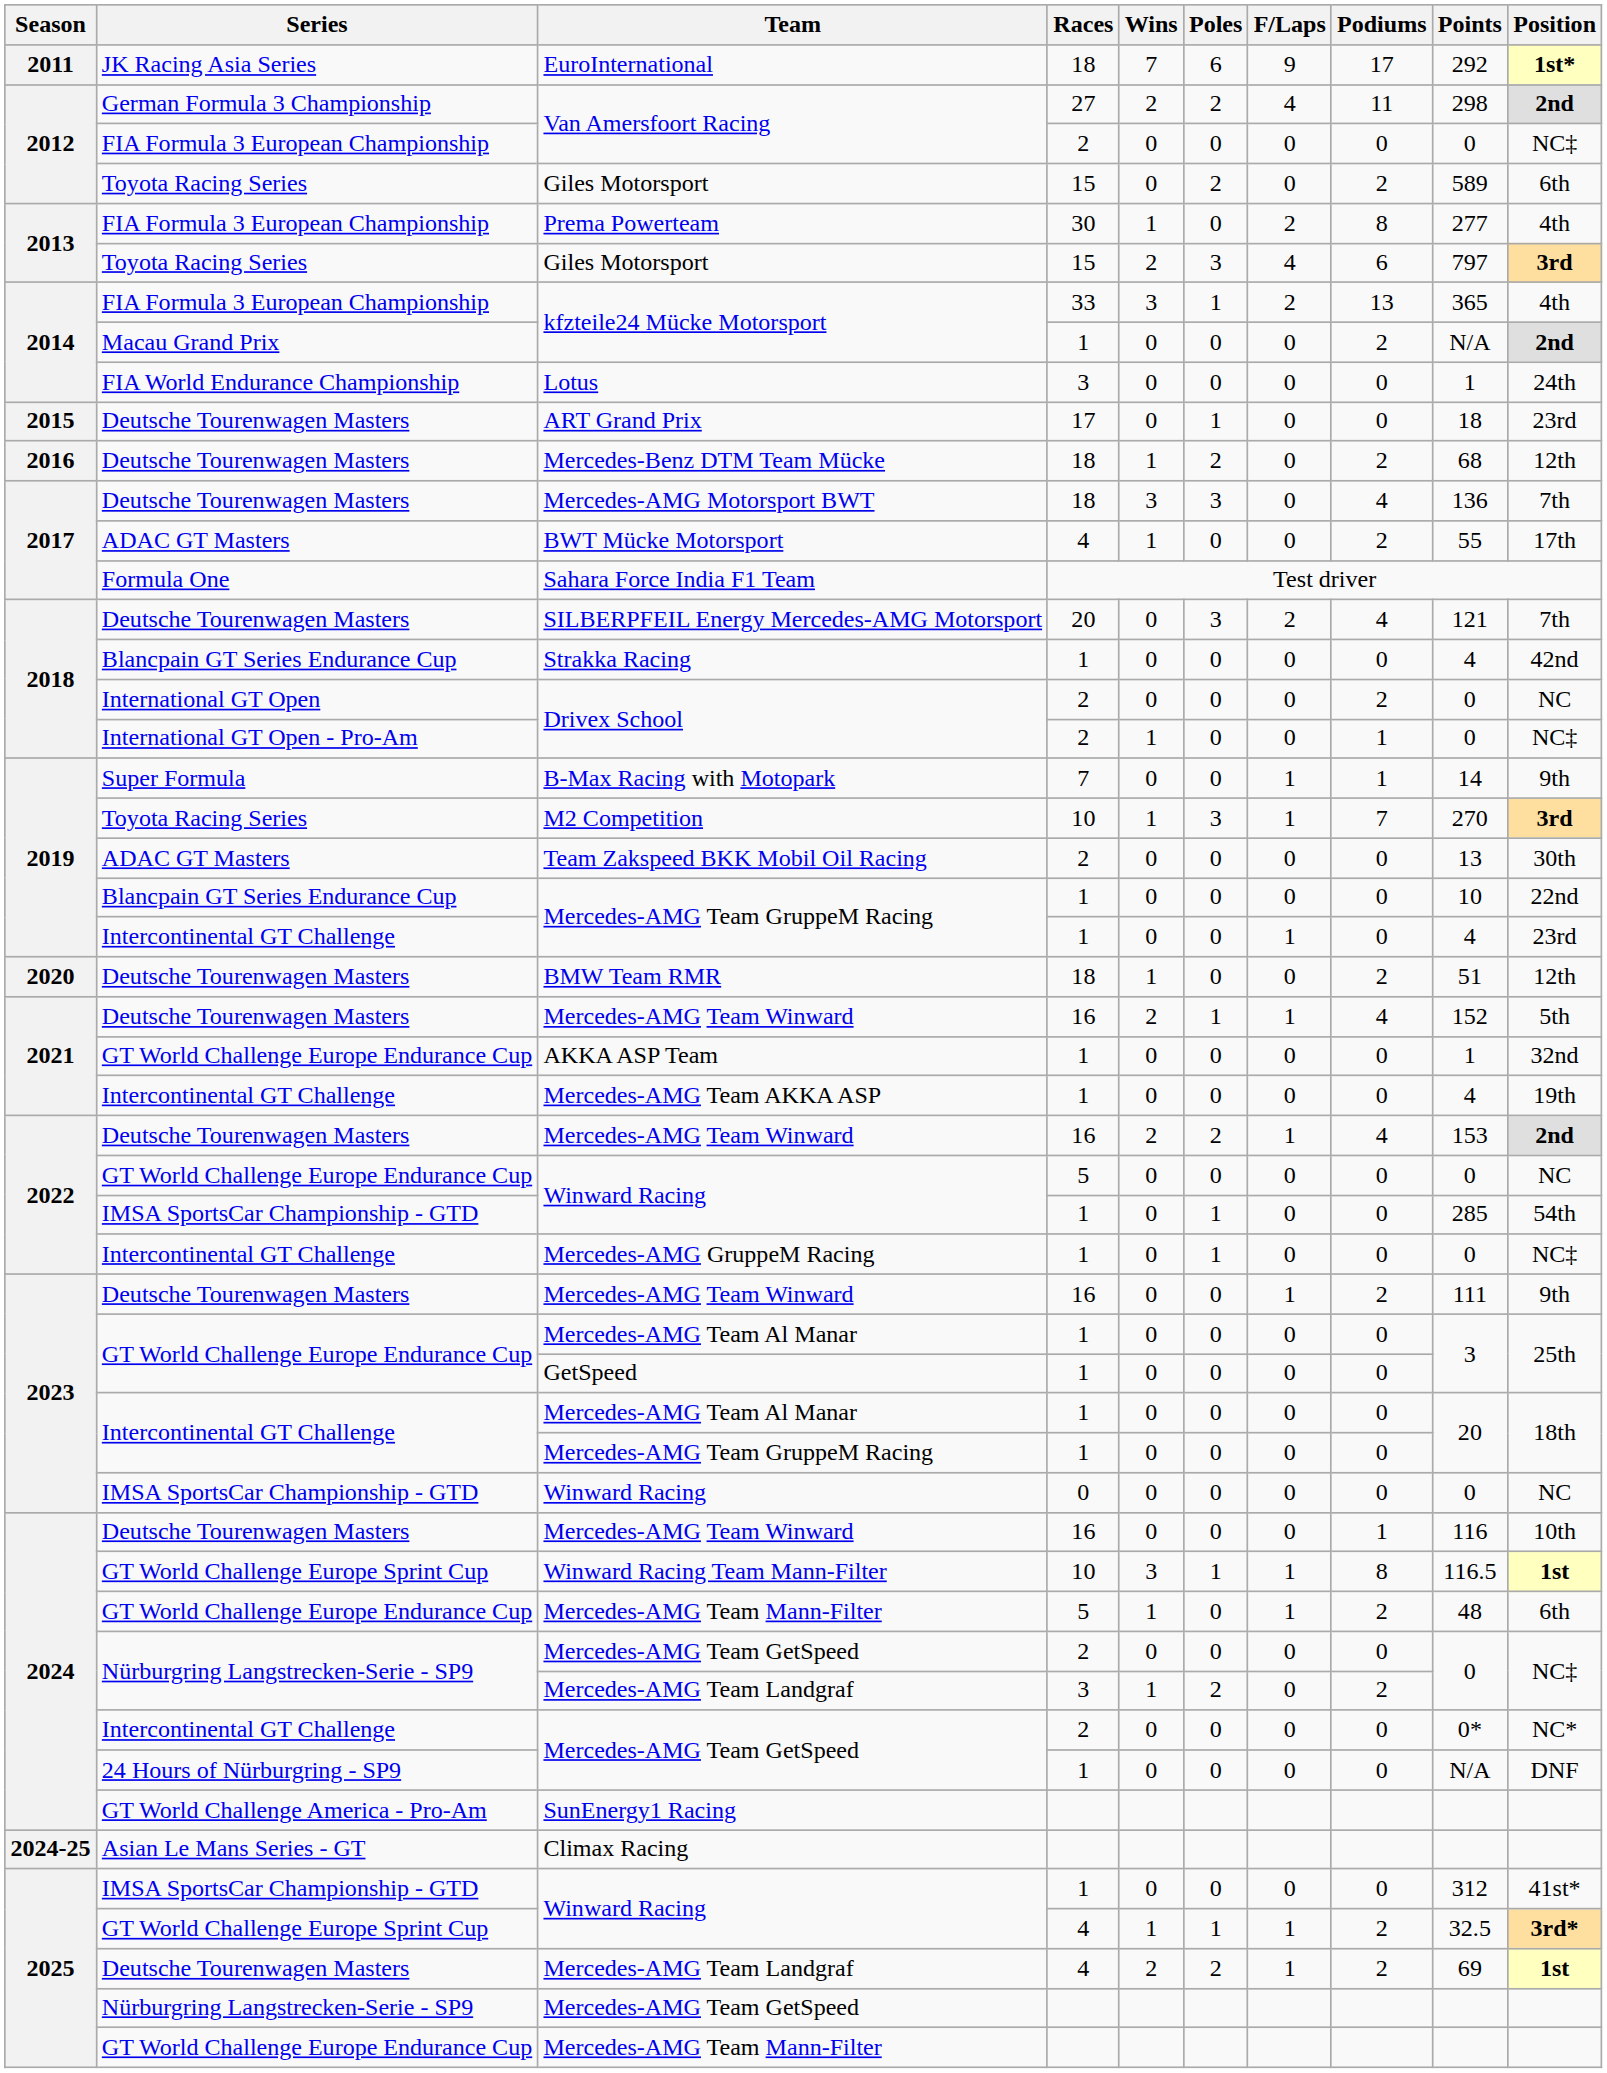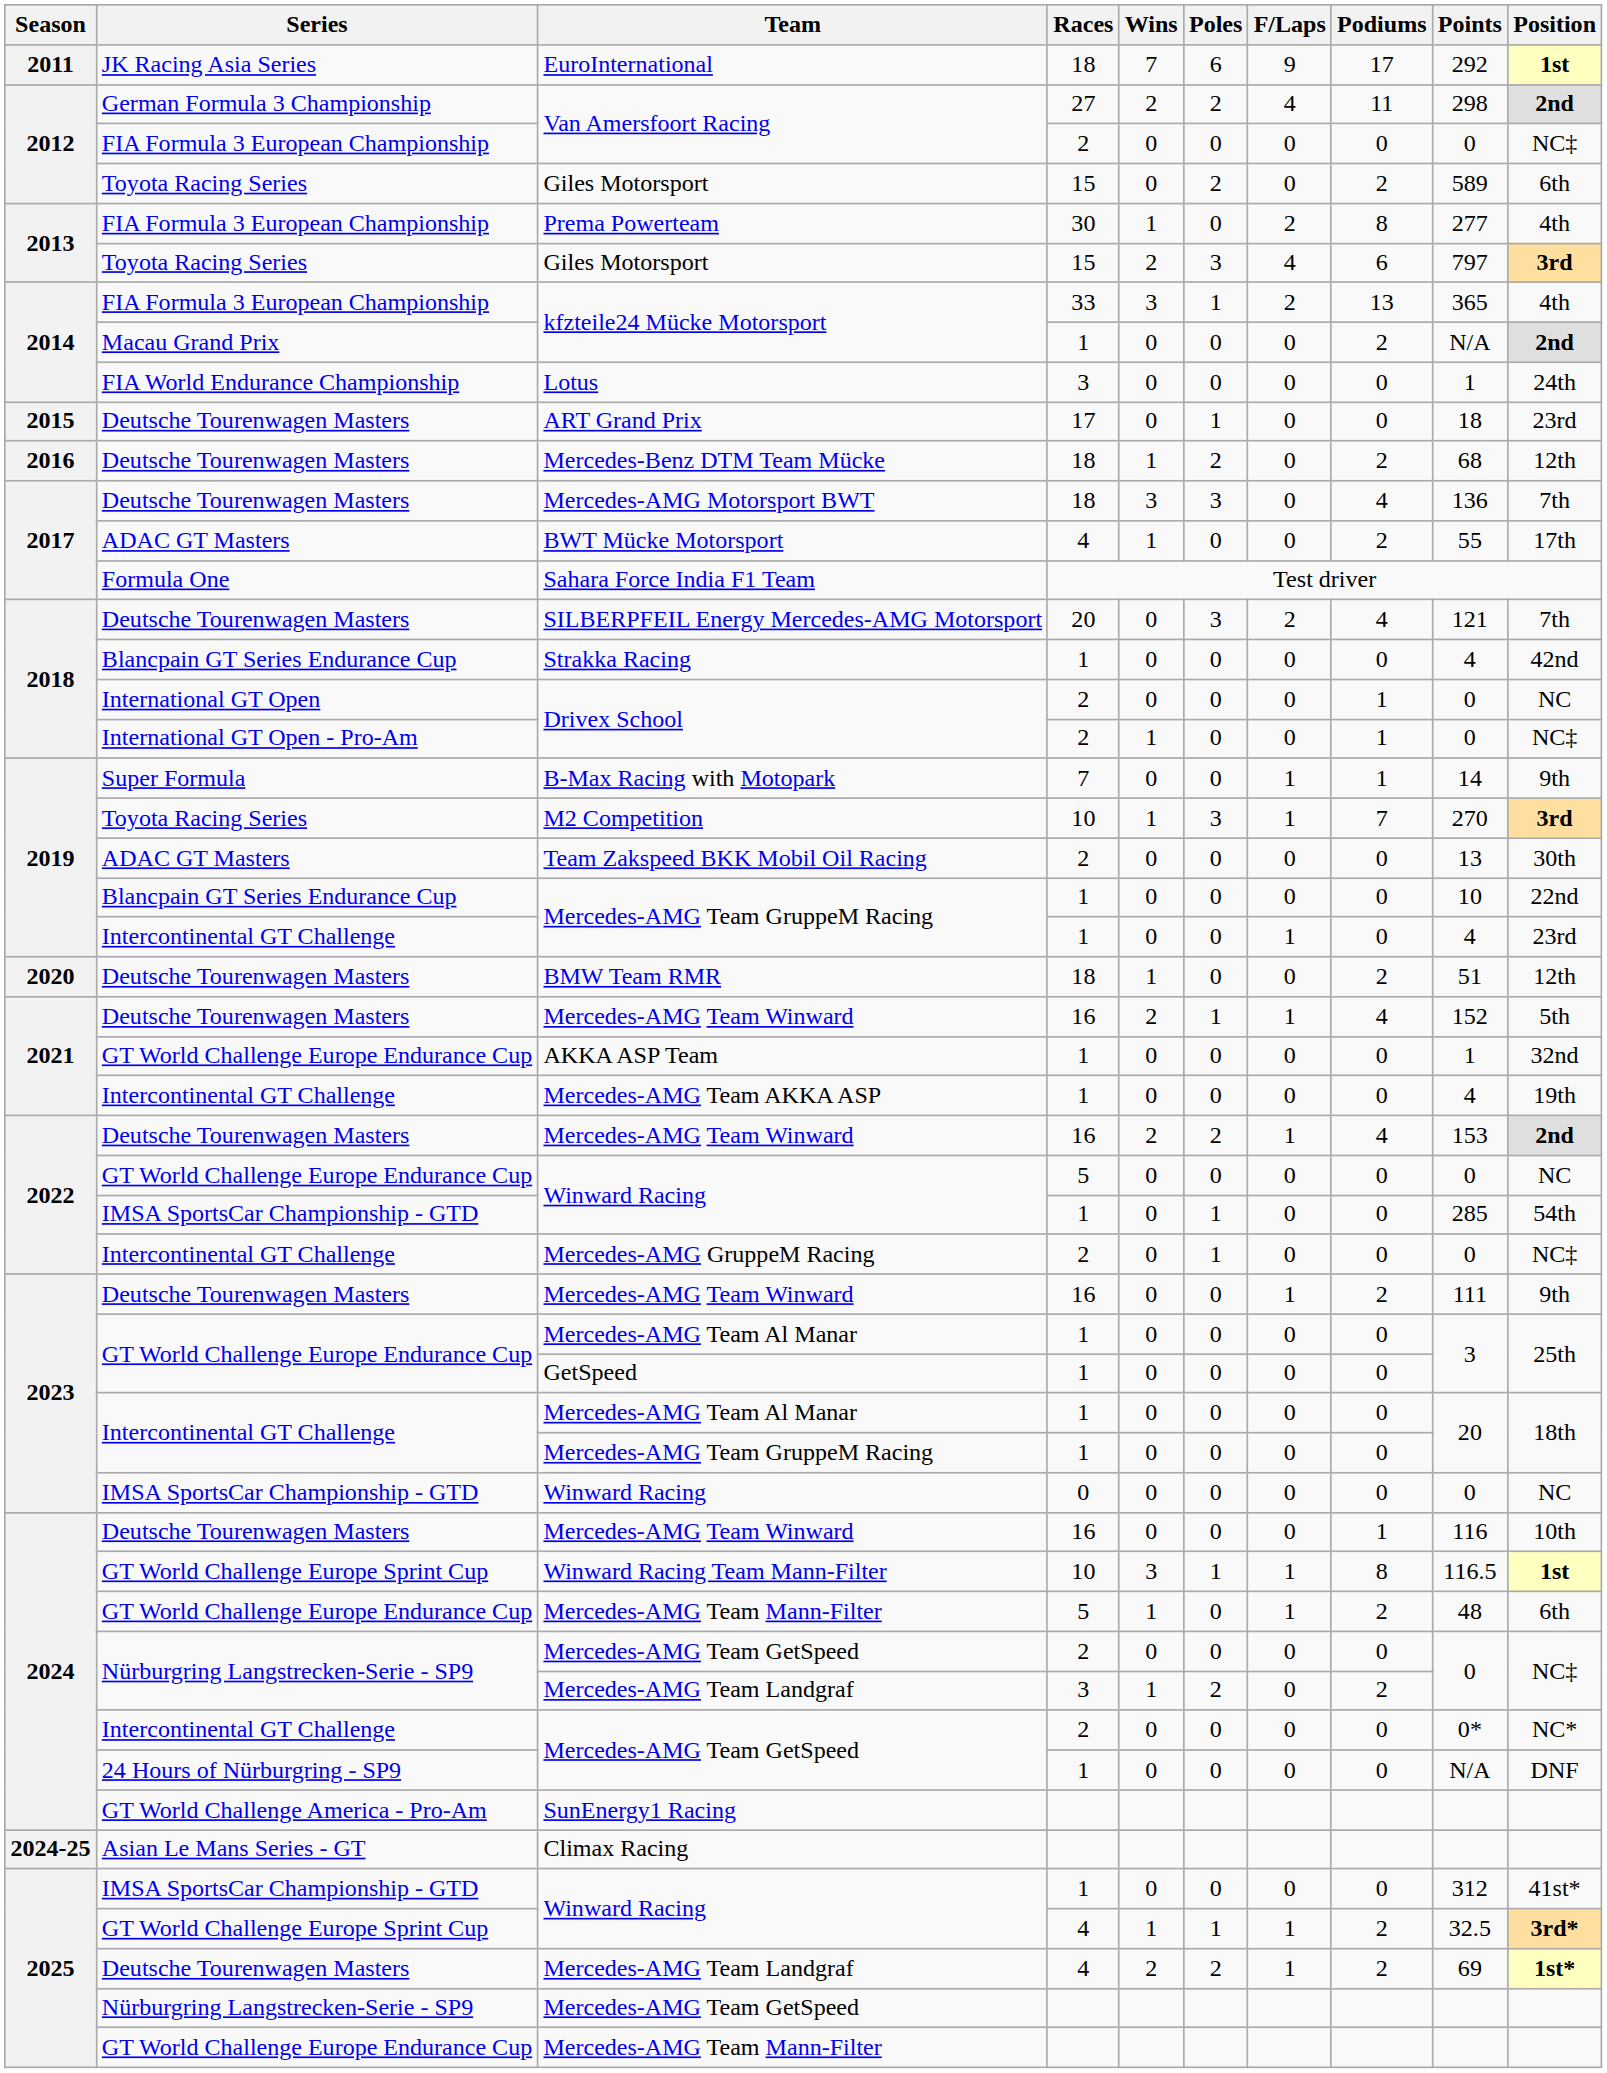(1555, 64) 1st* -> (1555, 64) 1st
(1382, 698) 2 -> (1382, 698) 1
(1083, 1254) 1 -> (1083, 1254) 2
(1555, 1968) 1st -> (1555, 1968) 1st*
